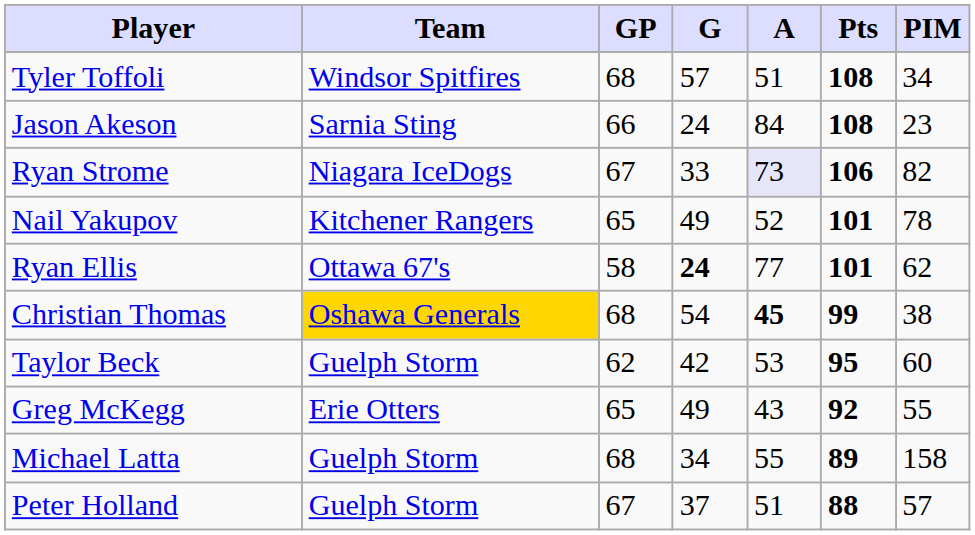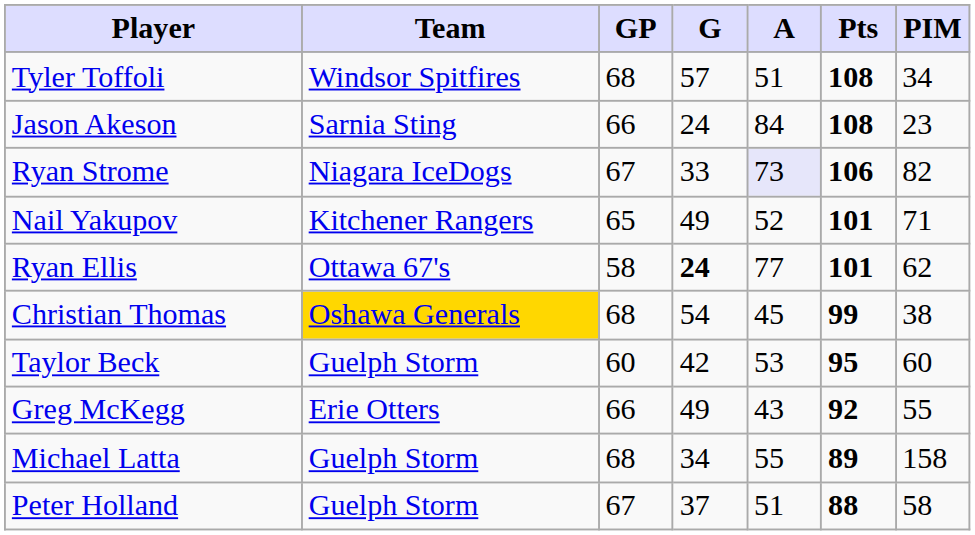(917, 219) 78 -> (917, 219) 71
(769, 314) bold -> (769, 314) normal
(621, 362) 62 -> (621, 362) 60
(621, 409) 65 -> (621, 409) 66
(917, 505) 57 -> (917, 505) 58
